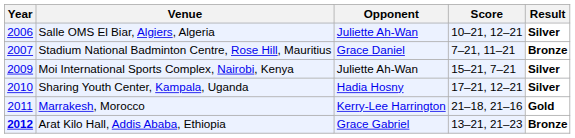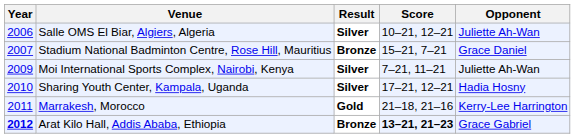columns swapped: (391, 14) <-> (548, 14)
(483, 51) 7–21, 11–21 -> (414, 51) 15–21, 7–21
(484, 69) 15–21, 7–21 -> (414, 69) 7–21, 11–21
(487, 125) normal -> (417, 125) bold
